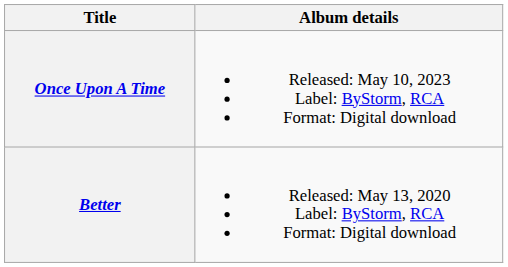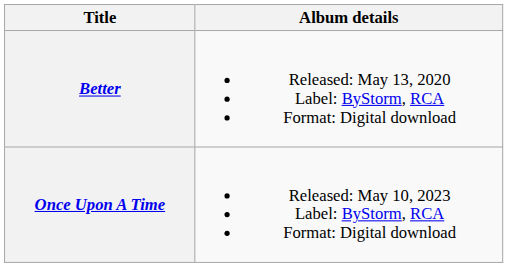rows swapped: (100, 204) <-> (100, 88)
